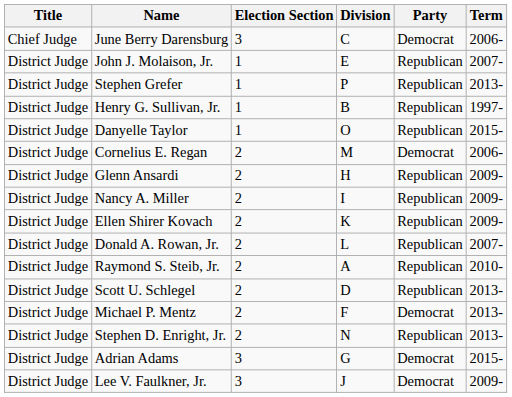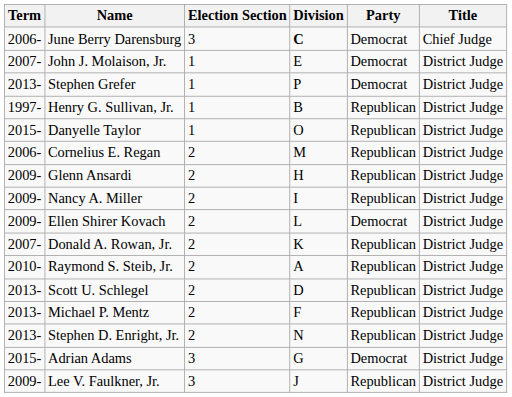columns swapped: (48, 15) <-> (486, 15)
(345, 38) normal -> (299, 38) bold
(430, 61) Republican -> (379, 61) Democrat
(430, 84) Republican -> (379, 84) Democrat
(426, 152) Democrat -> (383, 152) Republican
(345, 221) K -> (298, 221) L
(430, 221) Republican -> (379, 221) Democrat
(345, 244) L -> (299, 244) K
(426, 312) Democrat -> (383, 312) Republican
(426, 381) Democrat -> (383, 381) Republican
